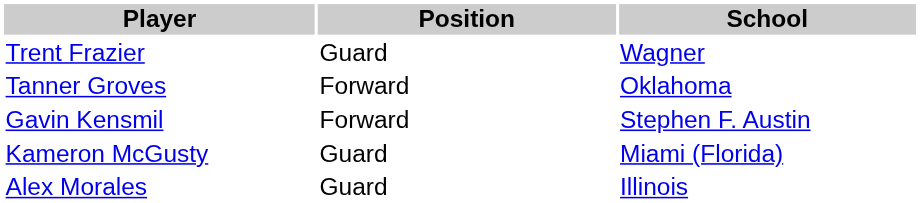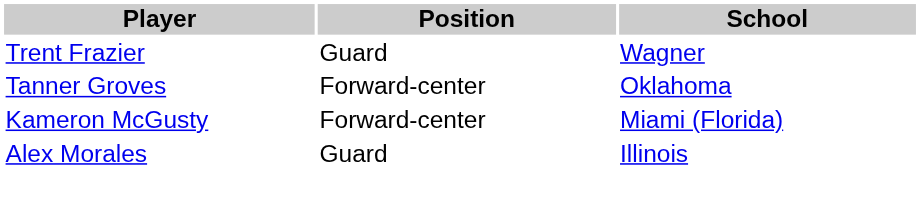(364, 86) Forward -> (403, 86) Forward-center
- row: (85, 120)
(354, 153) Guard -> (403, 120) Forward-center
